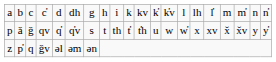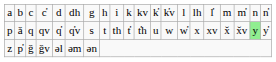(31, 30) ǧ -> (31, 30) q
(255, 30) no background -> (255, 30) lightgreen background
(31, 48) q -> (31, 48) ǧ
